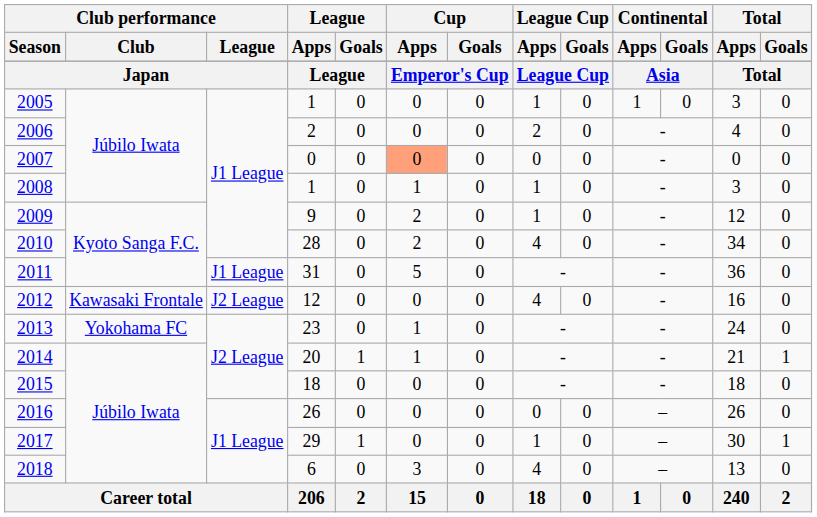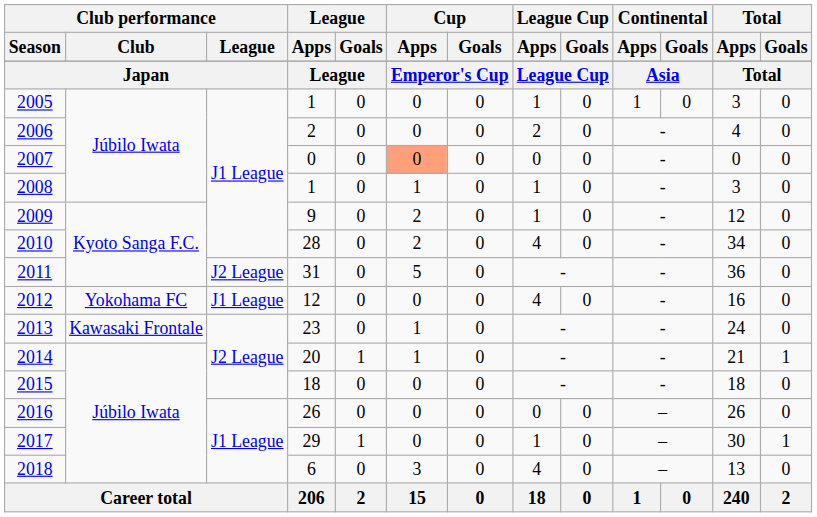(247, 272) J1 League -> (247, 272) J2 League
(136, 300) Kawasaki Frontale -> (136, 300) Yokohama FC
(247, 300) J2 League -> (247, 300) J1 League
(136, 328) Yokohama FC -> (136, 328) Kawasaki Frontale
